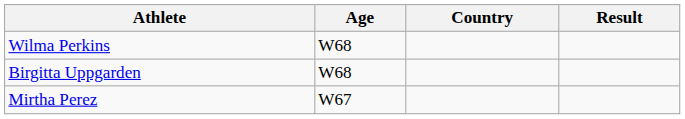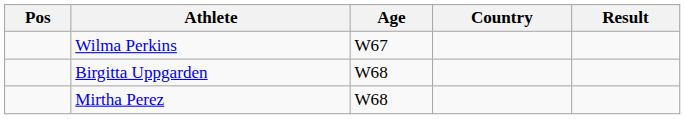+ column: (38, 18)
(335, 45) W68 -> (371, 45) W67
(335, 99) W67 -> (371, 99) W68
